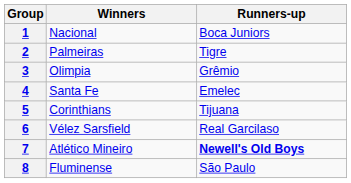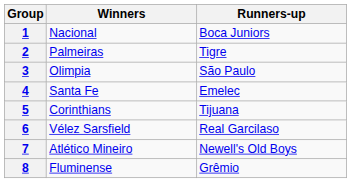(219, 71) Grêmio -> (227, 71) São Paulo
(252, 149) bold -> (248, 149) normal
(227, 168) São Paulo -> (219, 168) Grêmio
